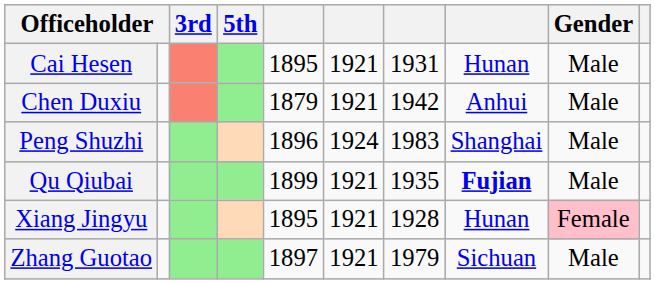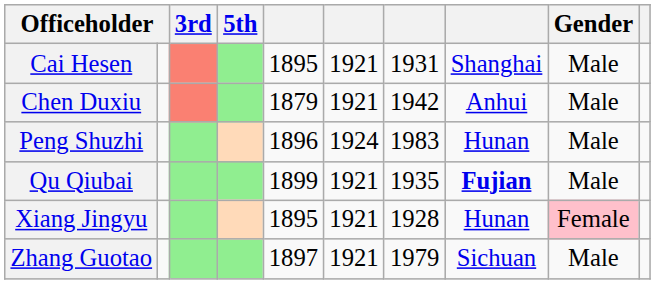(496, 63) Hunan -> (496, 63) Shanghai
(496, 141) Shanghai -> (496, 141) Hunan
